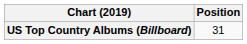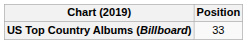(218, 30) 31 -> (218, 30) 33
